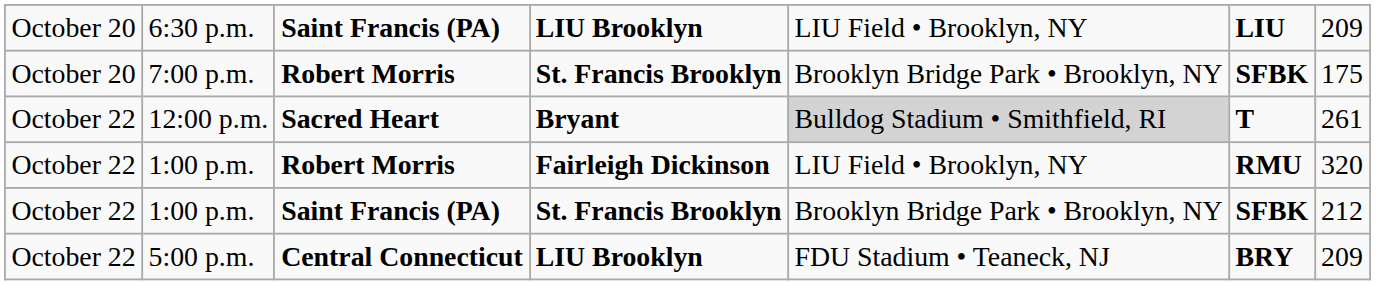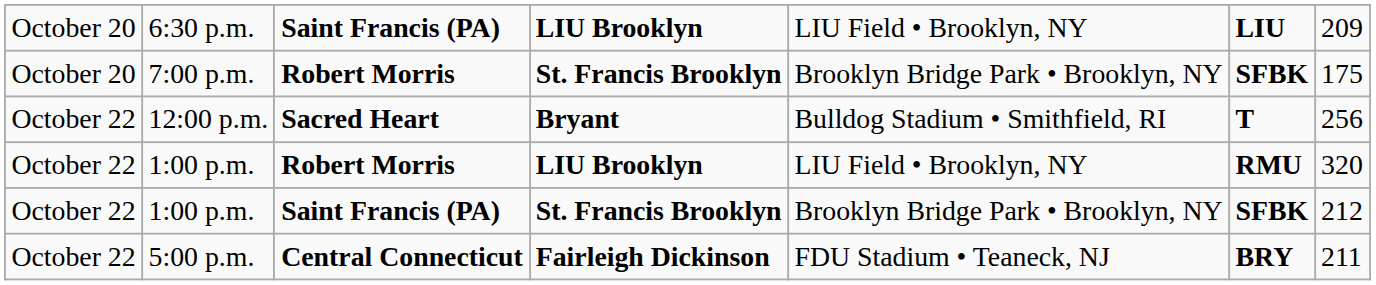(980, 119) lightgrey background -> (980, 119) no background
(1342, 119) 261 -> (1342, 119) 256
(653, 165) Fairleigh Dickinson -> (619, 165) LIU Brooklyn
(619, 256) LIU Brooklyn -> (653, 256) Fairleigh Dickinson
(1342, 256) 209 -> (1341, 256) 211
